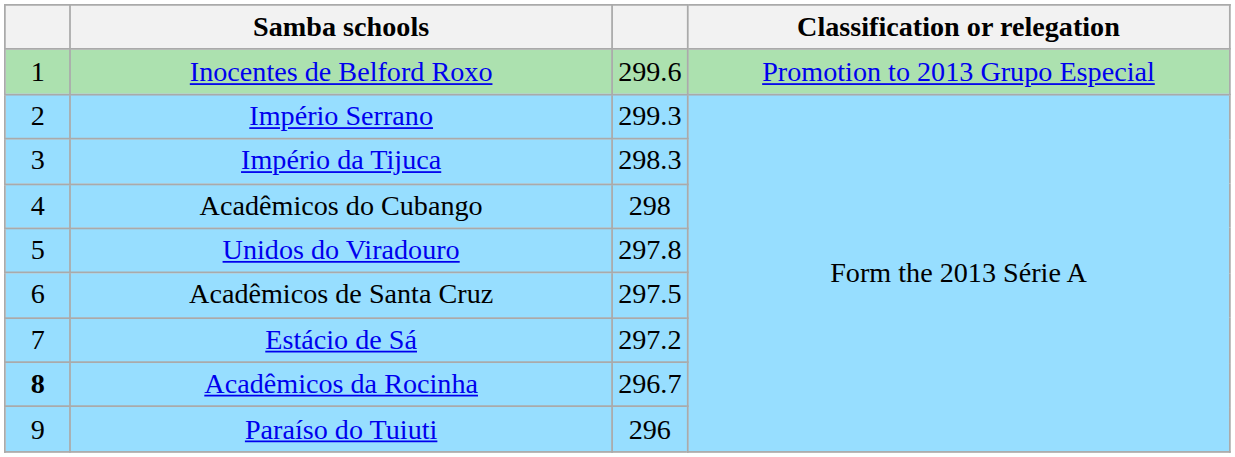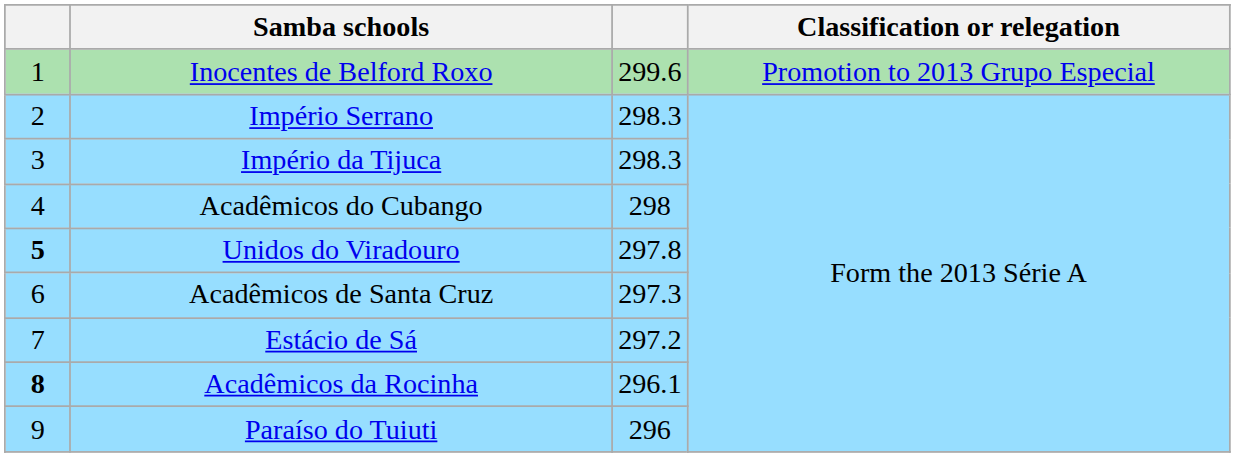(650, 116) 299.3 -> (650, 116) 298.3
(38, 250) normal -> (38, 250) bold
(650, 294) 297.5 -> (650, 294) 297.3
(650, 384) 296.7 -> (650, 384) 296.1
